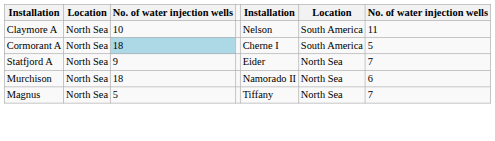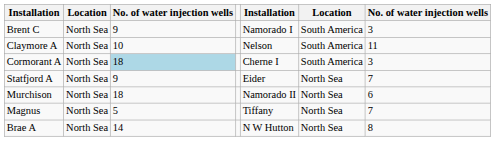+ row: (23, 29)
(370, 45) 5 -> (370, 62) 3
+ row: (21, 128)
